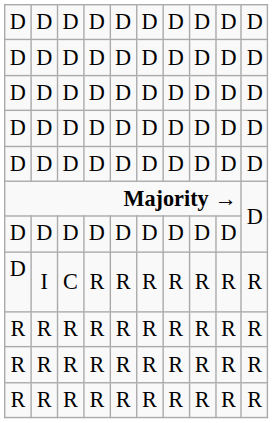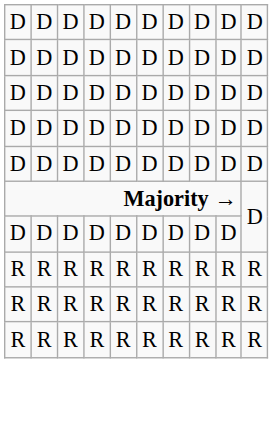- row: (44, 281)
